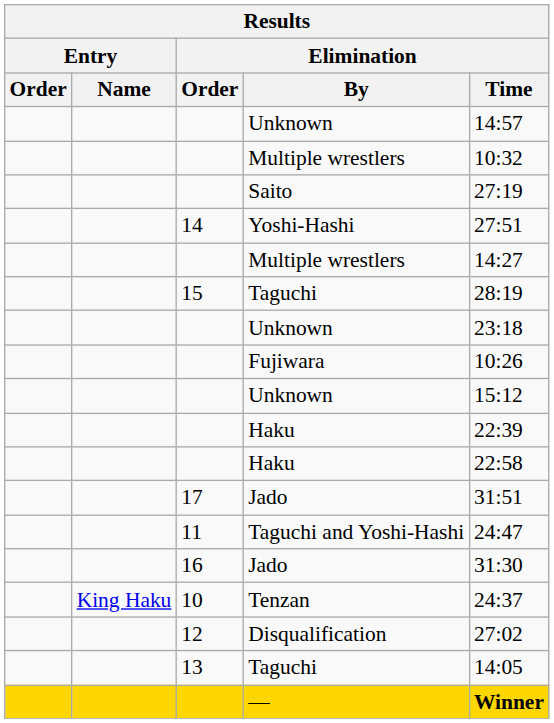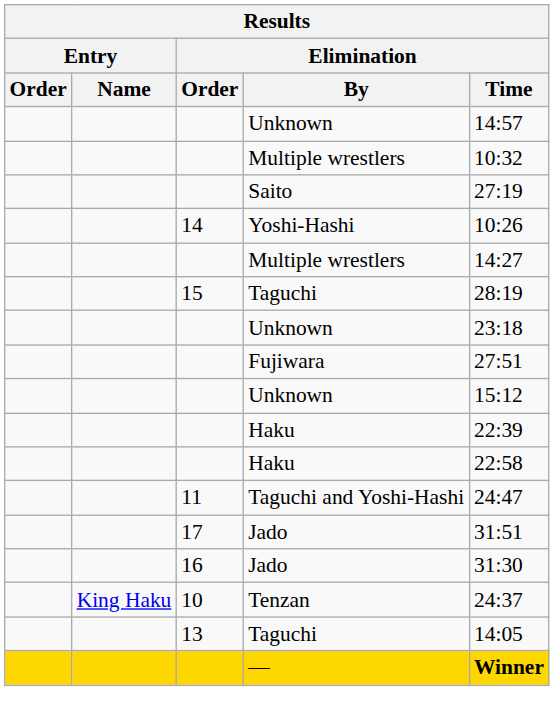(498, 225) 27:51 -> (498, 225) 10:26
(498, 361) 10:26 -> (498, 361) 27:51
rows swapped: (192, 531) <-> (192, 497)
- row: (192, 633)
